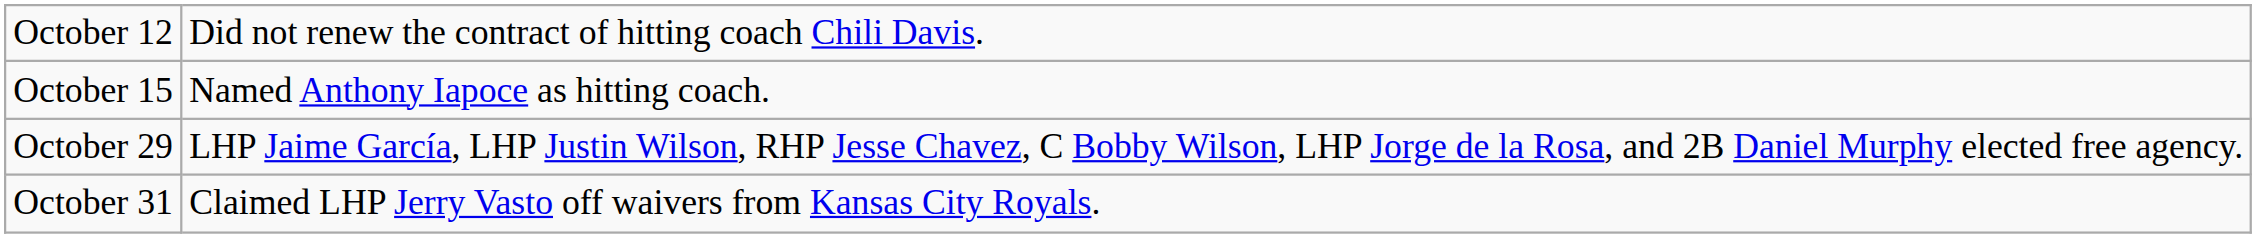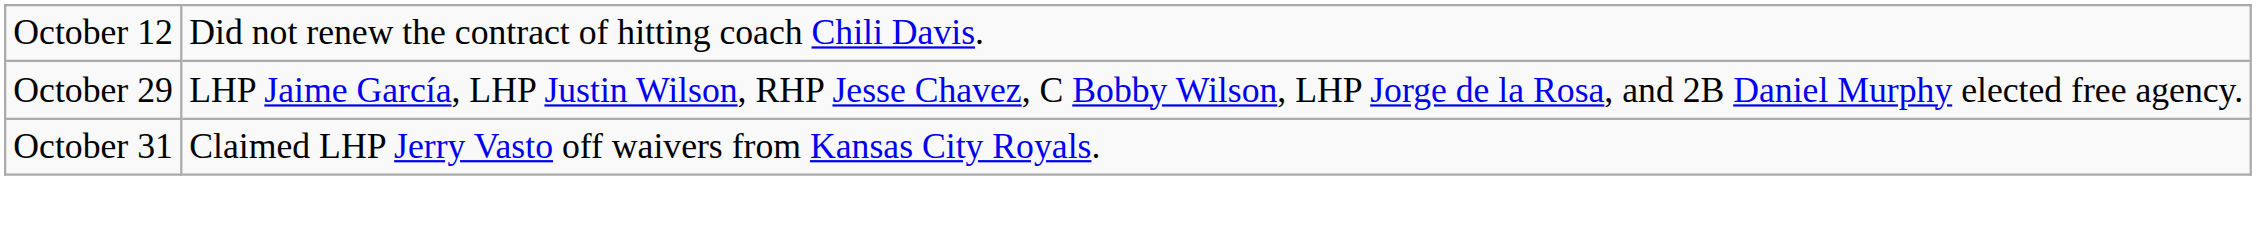- row: (93, 89)
